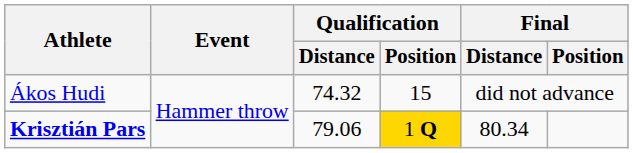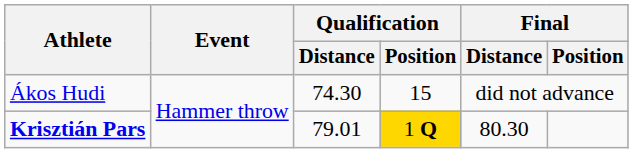(337, 93) 74.32 -> (337, 93) 74.30
(337, 129) 79.06 -> (337, 129) 79.01
(504, 129) 80.34 -> (504, 129) 80.30
